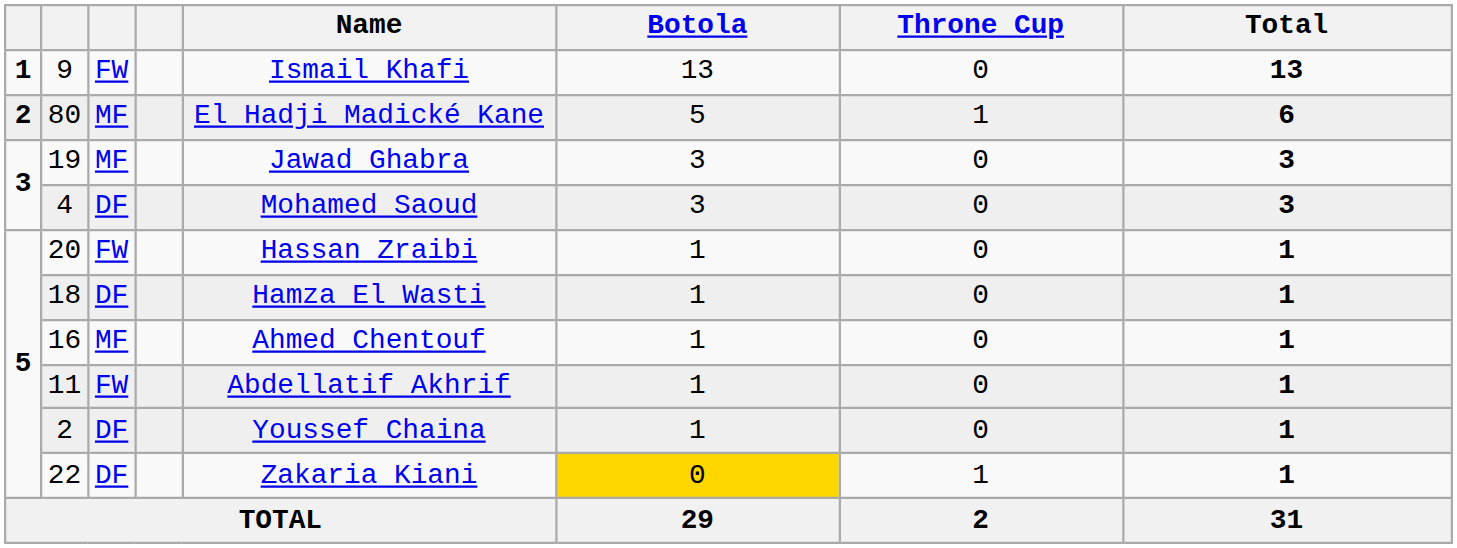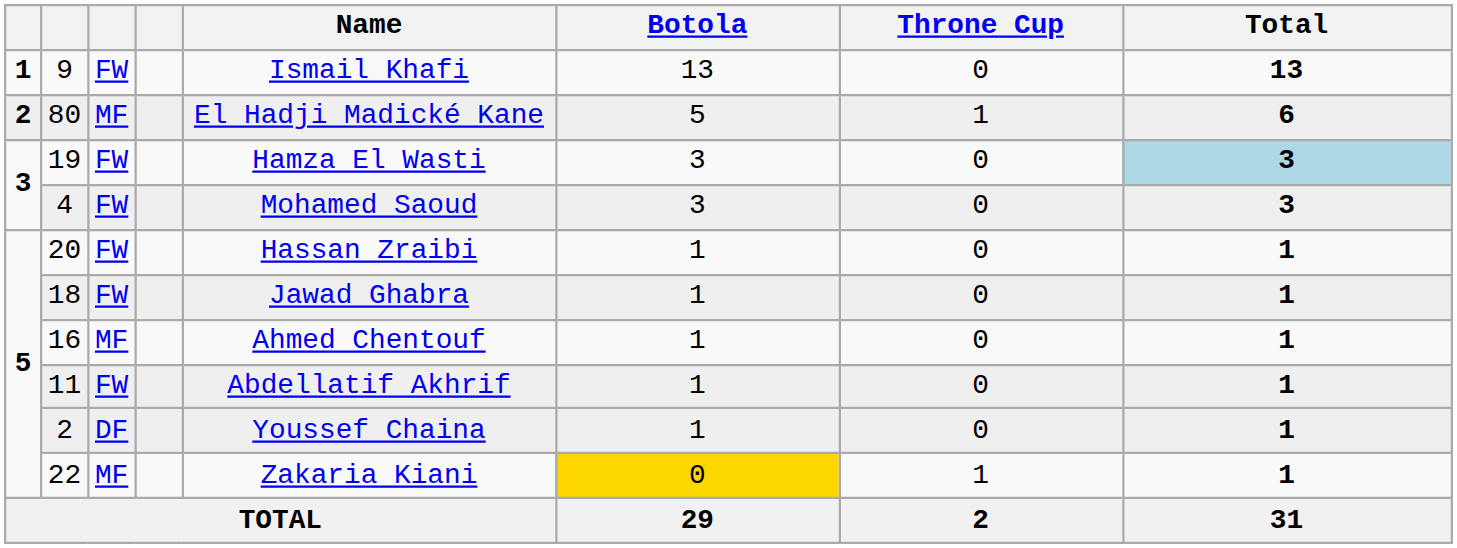(112, 162) MF -> (112, 162) FW
(369, 162) Jawad Ghabra -> (369, 162) Hamza El Wasti
(1287, 162) no background -> (1287, 162) lightblue background
(112, 207) DF -> (112, 207) FW
(112, 297) DF -> (112, 297) FW
(369, 297) Hamza El Wasti -> (369, 297) Jawad Ghabra
(112, 476) DF -> (112, 476) MF
